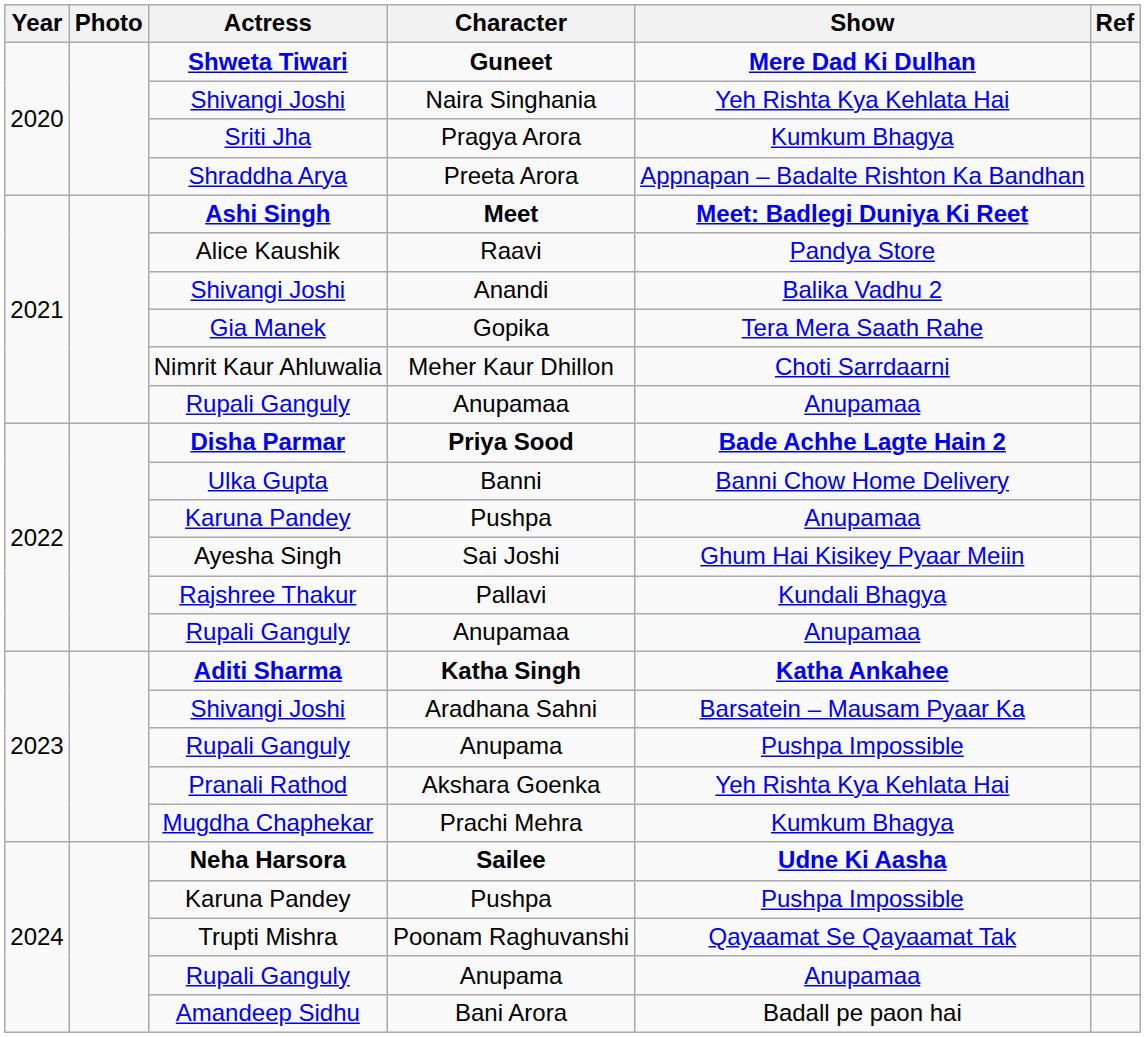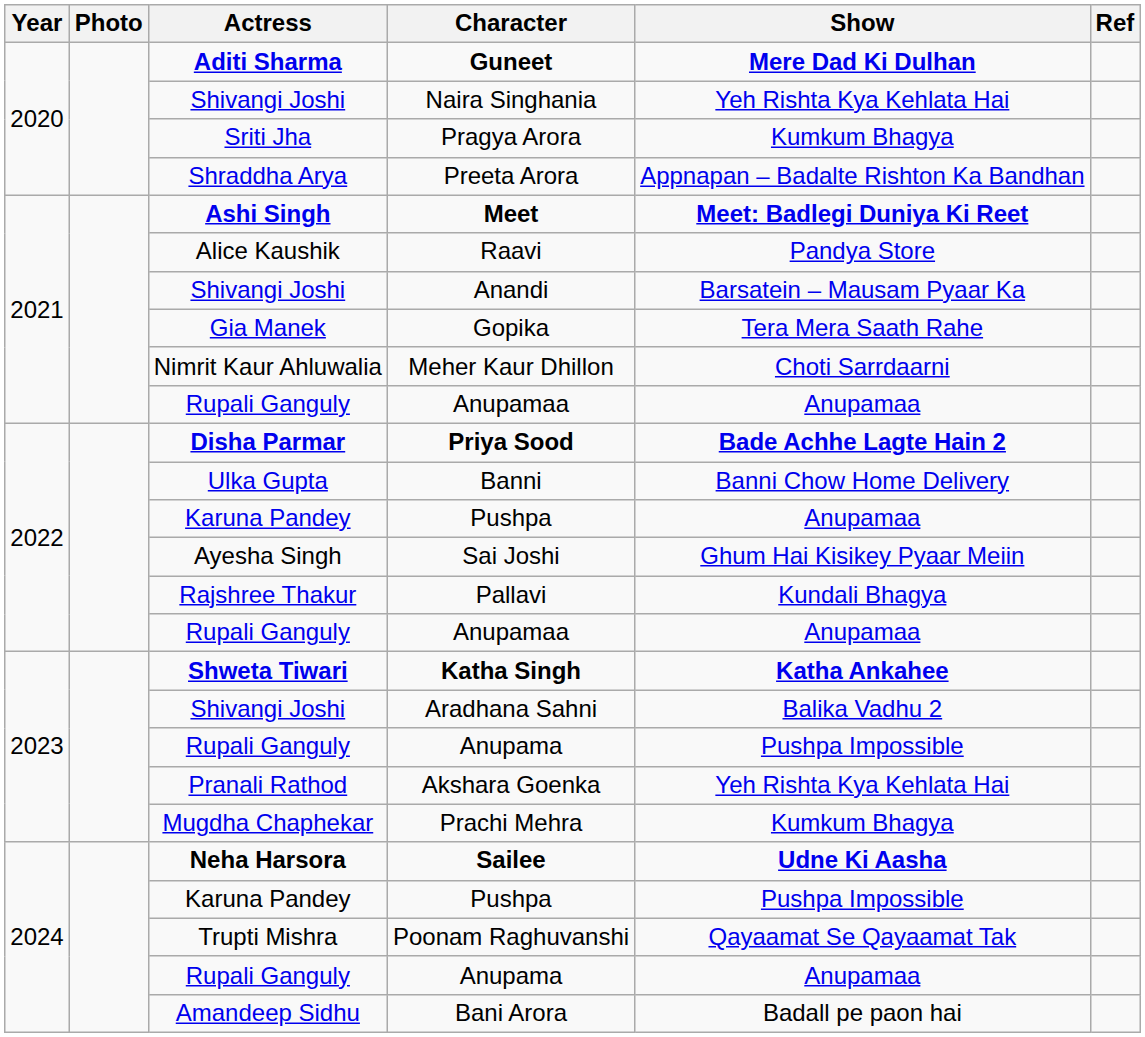(268, 61) Shweta Tiwari -> (268, 61) Aditi Sharma
(862, 289) Balika Vadhu 2 -> (862, 289) Barsatein – Mausam Pyaar Ka
(268, 670) Aditi Sharma -> (268, 670) Shweta Tiwari
(862, 708) Barsatein – Mausam Pyaar Ka -> (862, 708) Balika Vadhu 2
